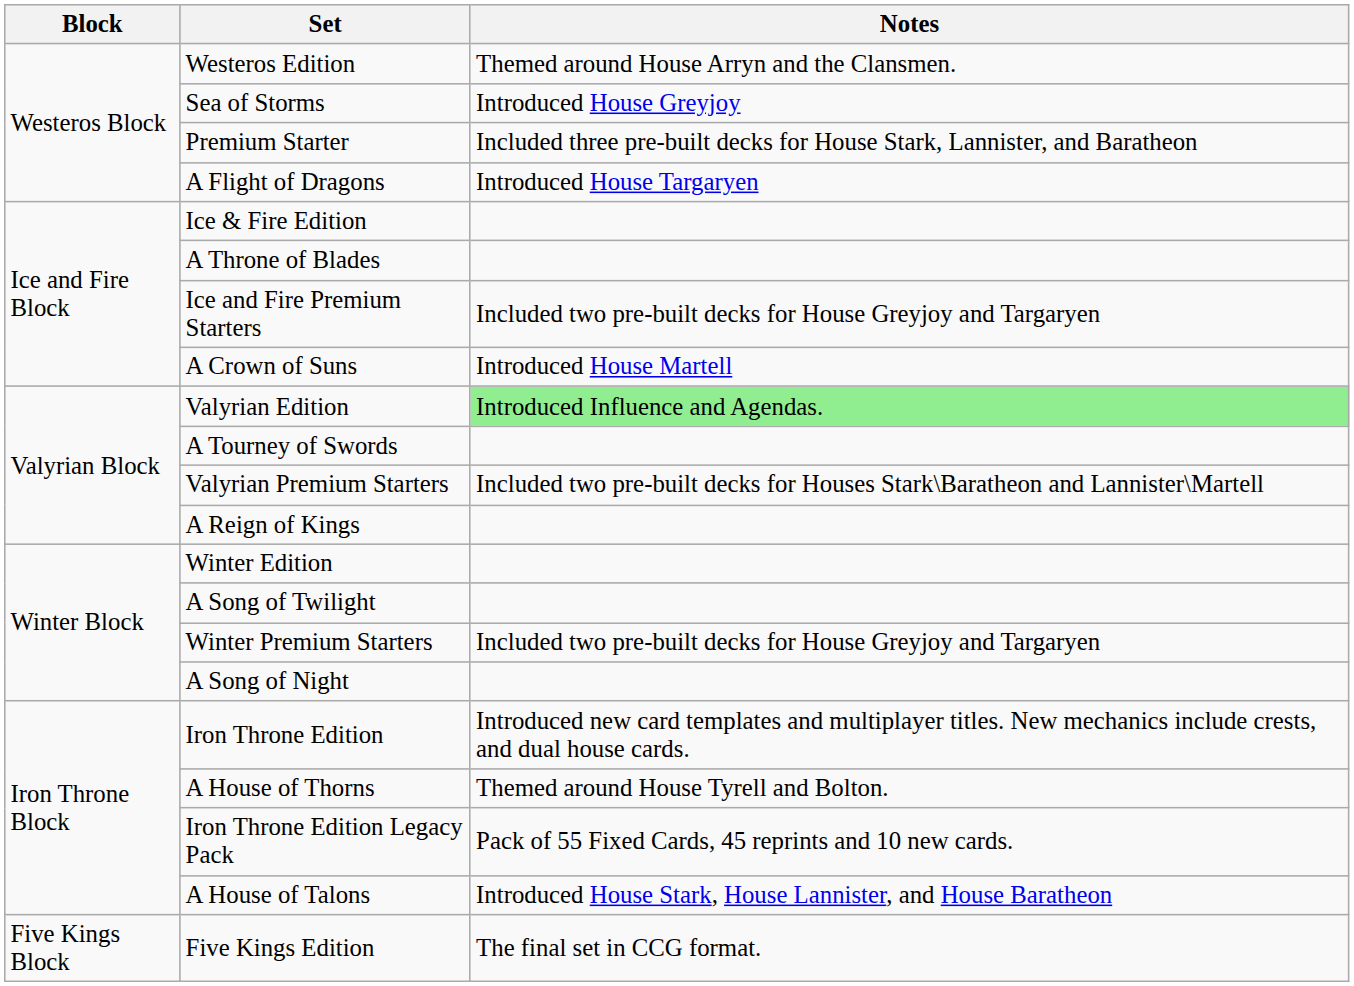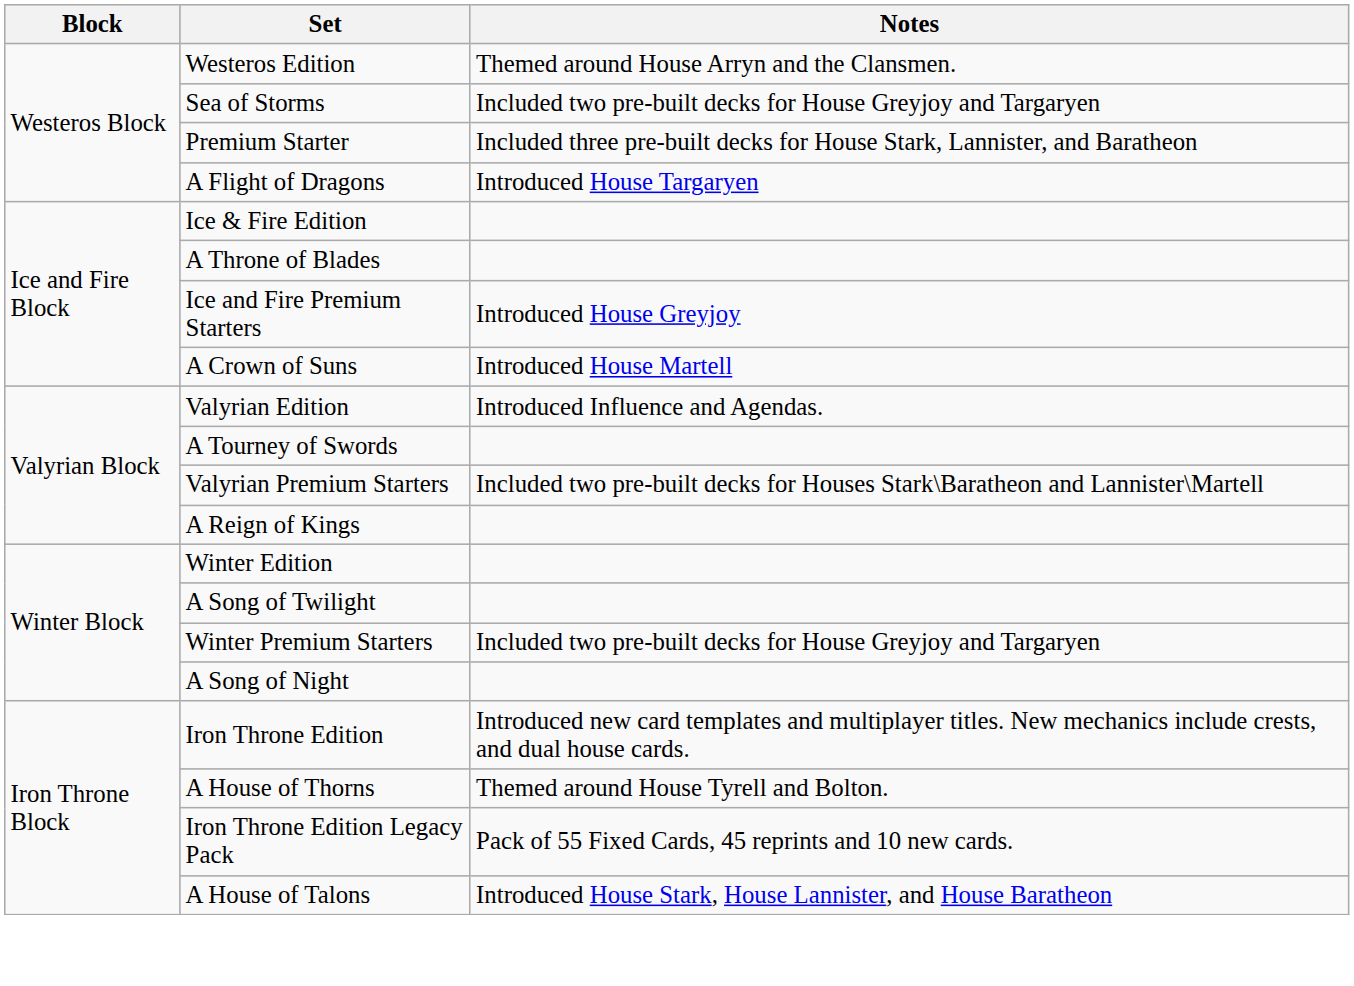(608, 102) Introduced House Greyjoy -> (788, 102) Included two pre-built decks for House Greyjoy and Targaryen
(788, 313) Included two pre-built decks for House Greyjoy and Targaryen -> (608, 313) Introduced House Greyjoy
(650, 406) lightgreen background -> (650, 406) no background
- row: (280, 947)
